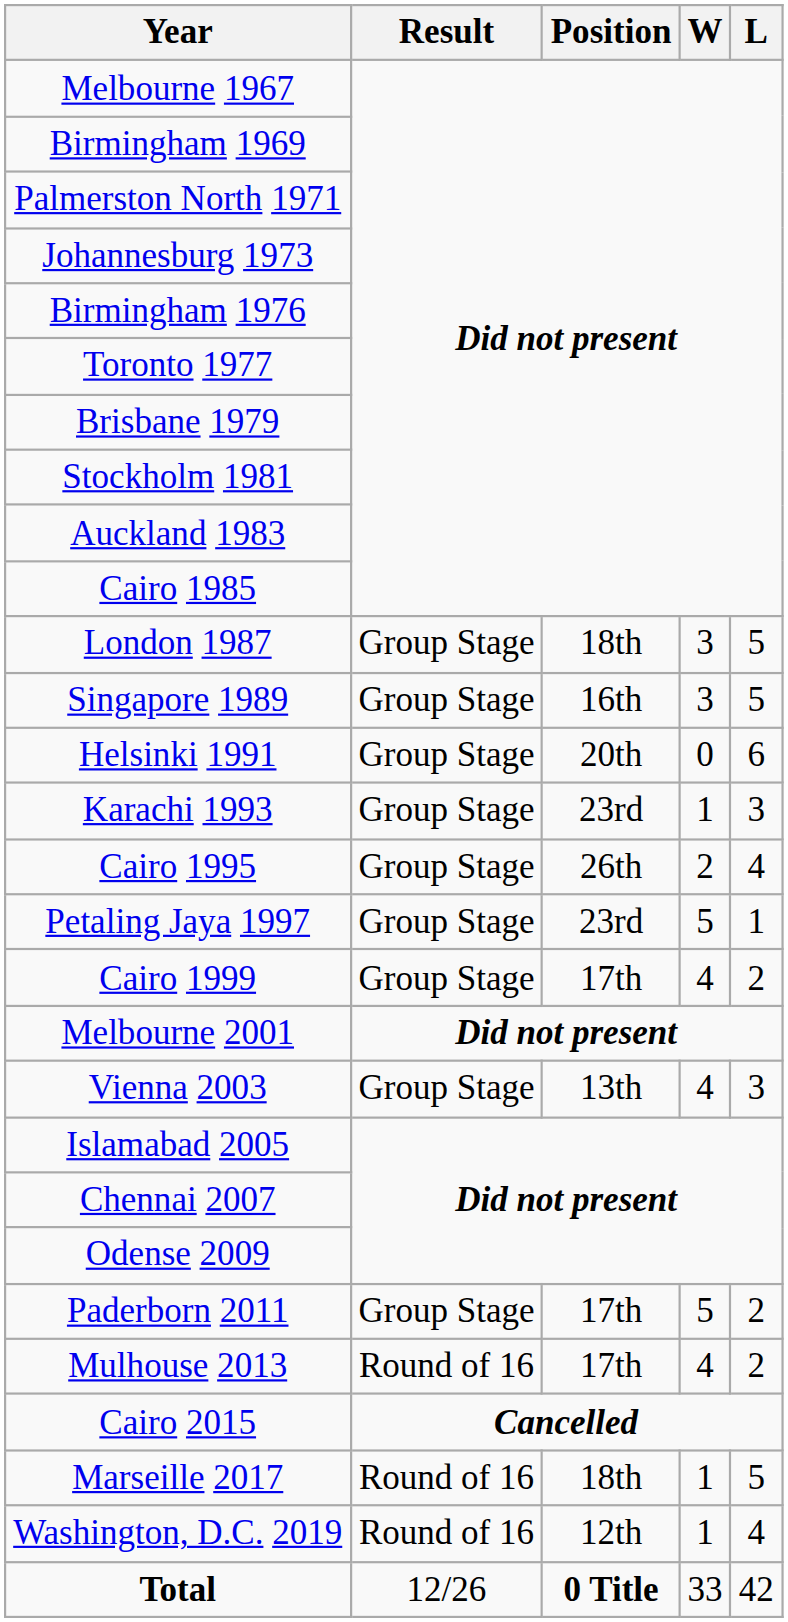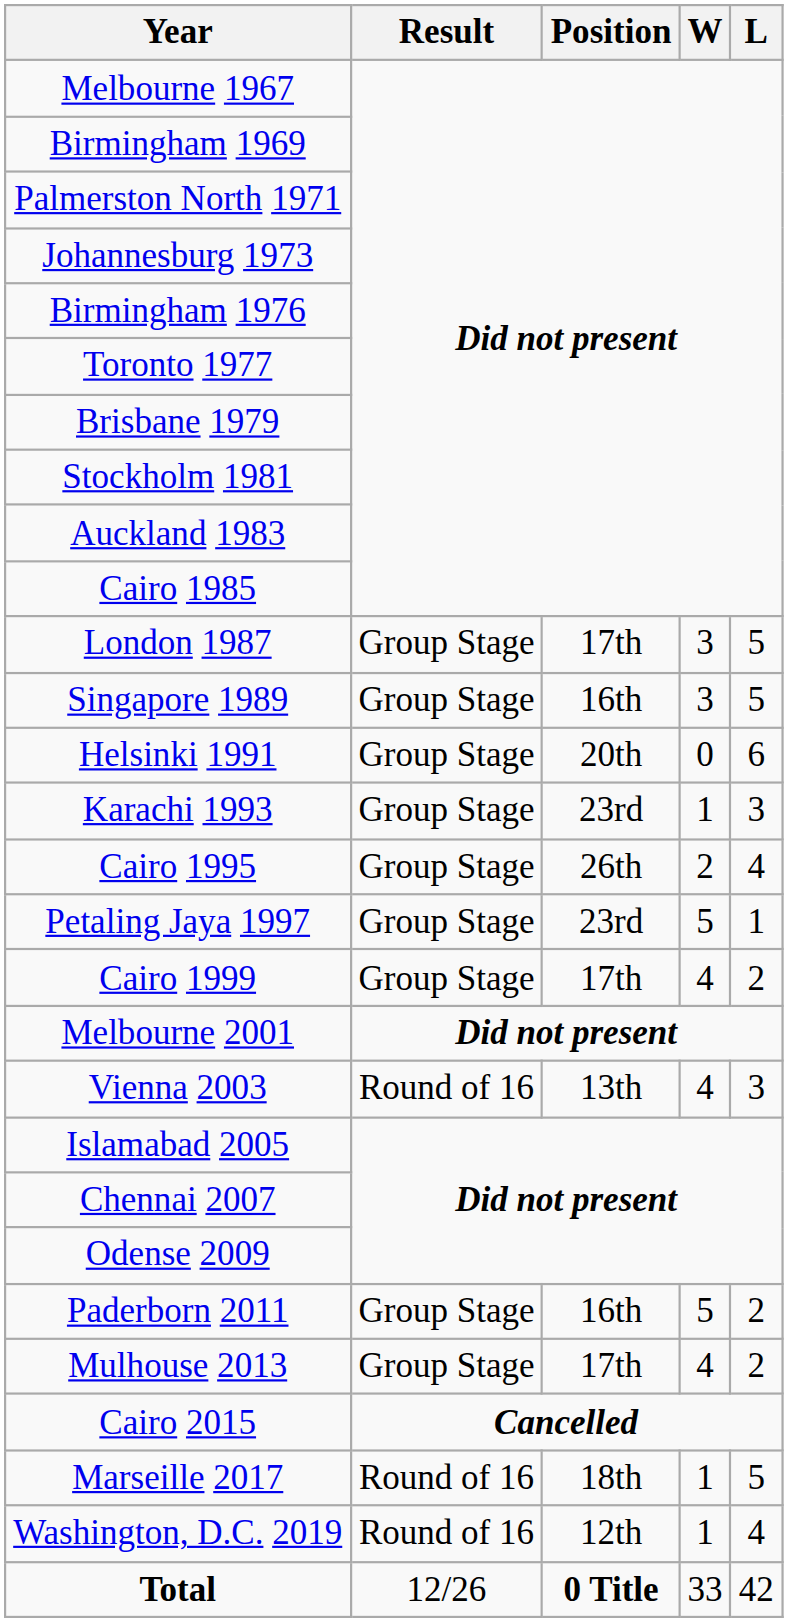(611, 643) 18th -> (611, 643) 17th
(446, 1088) Group Stage -> (446, 1088) Round of 16
(611, 1310) 17th -> (611, 1310) 16th
(446, 1365) Round of 16 -> (446, 1365) Group Stage
